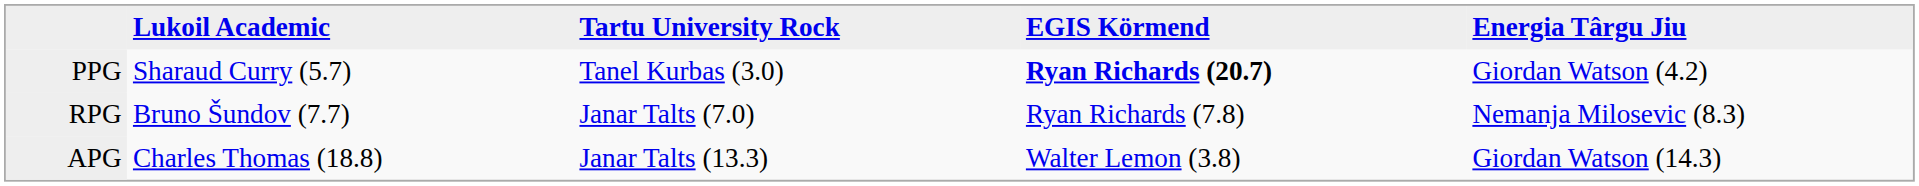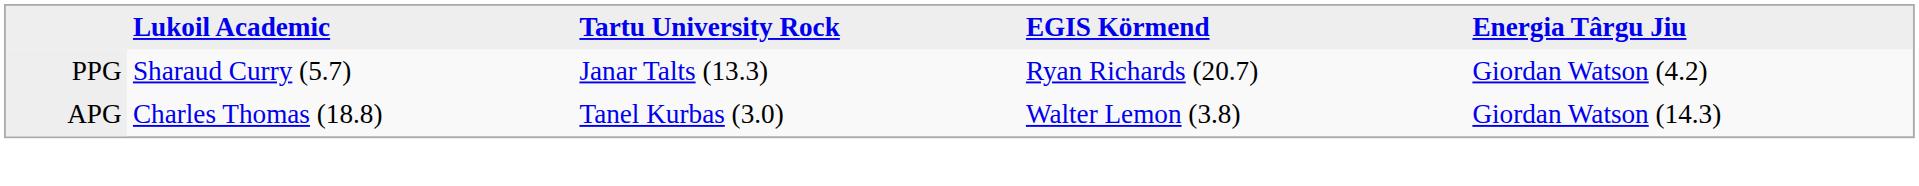(682, 70) Tanel Kurbas (3.0) -> (674, 70) Janar Talts (13.3)
(1149, 70) bold -> (1142, 70) normal
- row: (67, 115)
(674, 157) Janar Talts (13.3) -> (682, 114) Tanel Kurbas (3.0)
